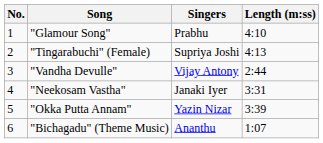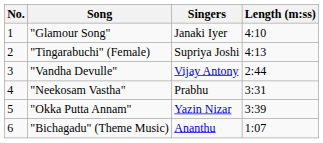(191, 33) Prabhu -> (201, 33) Janaki Iyer
(201, 90) Janaki Iyer -> (191, 90) Prabhu
